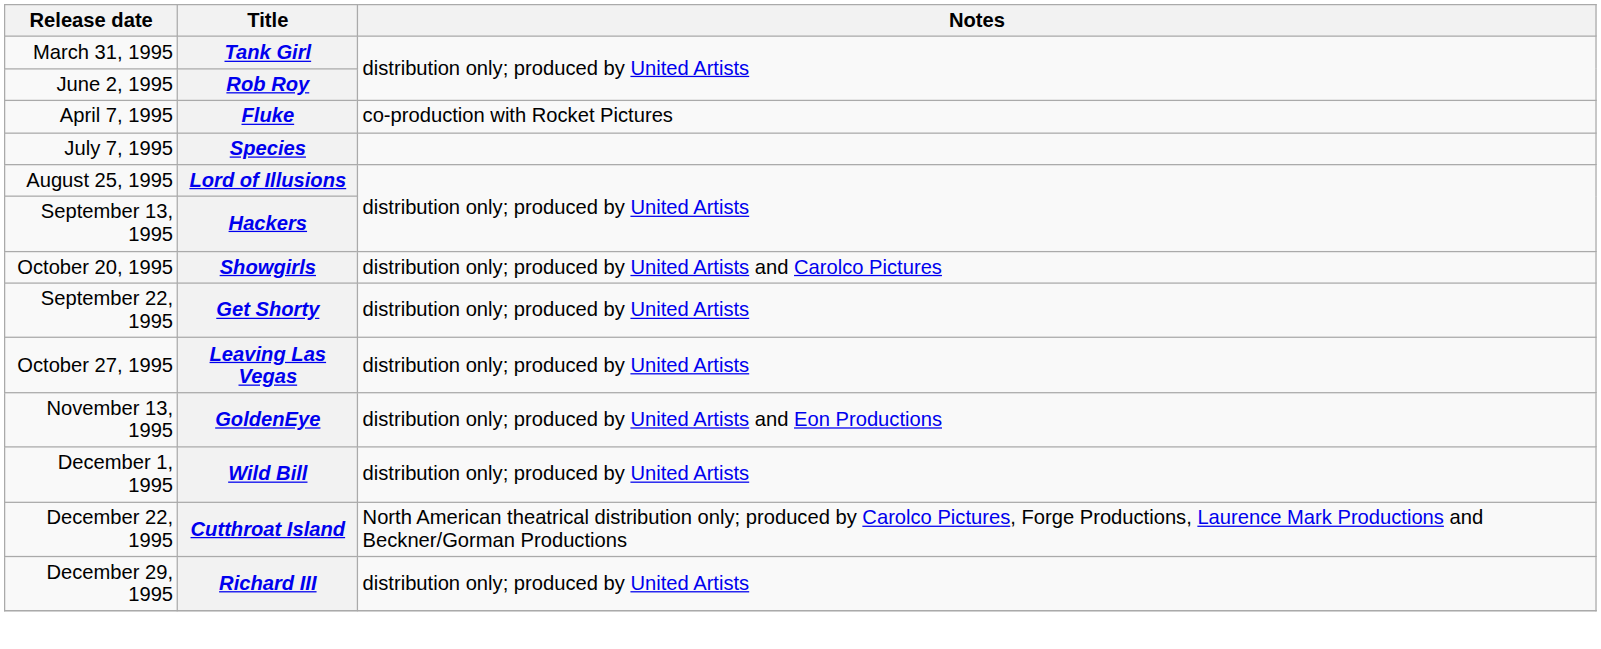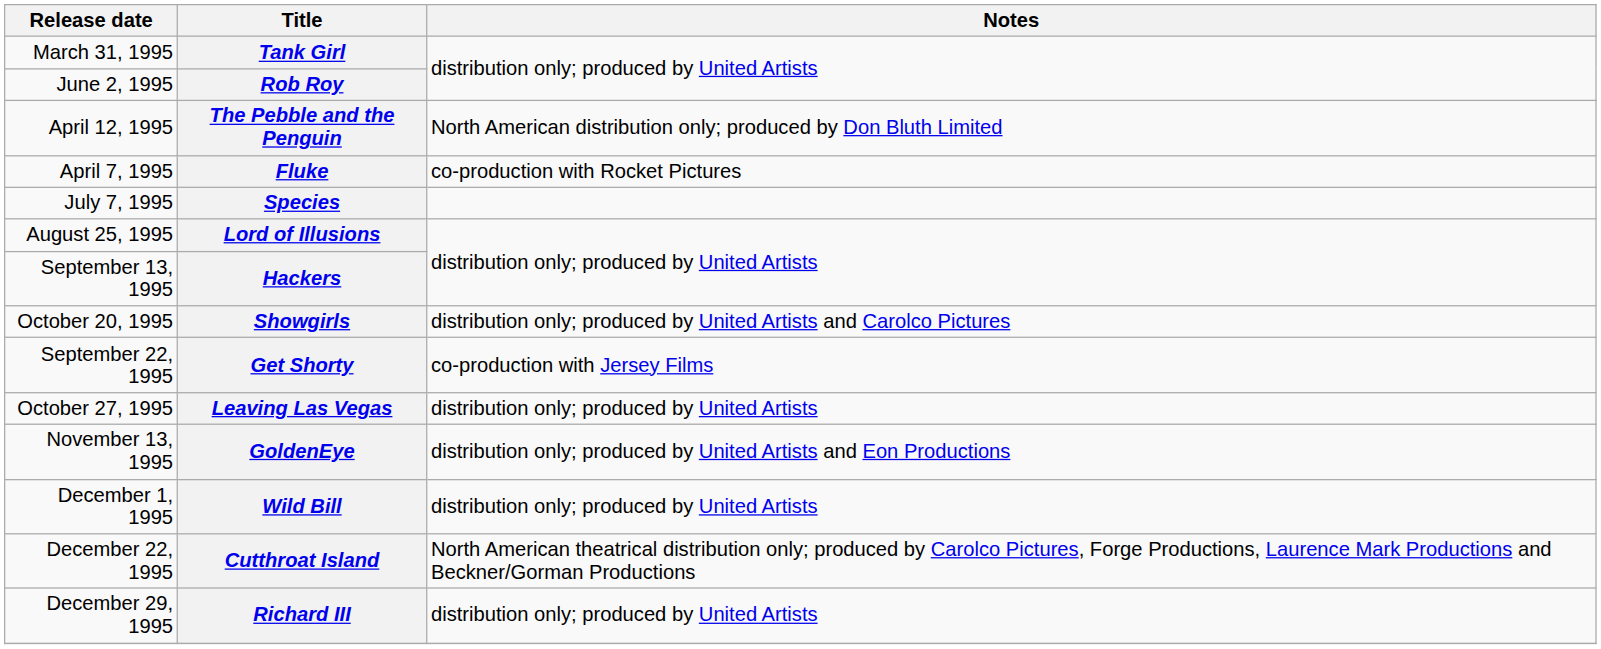+ row: (302, 127)
(556, 310) distribution only; produced by United Artists -> (572, 364) co-production with Jersey Films
